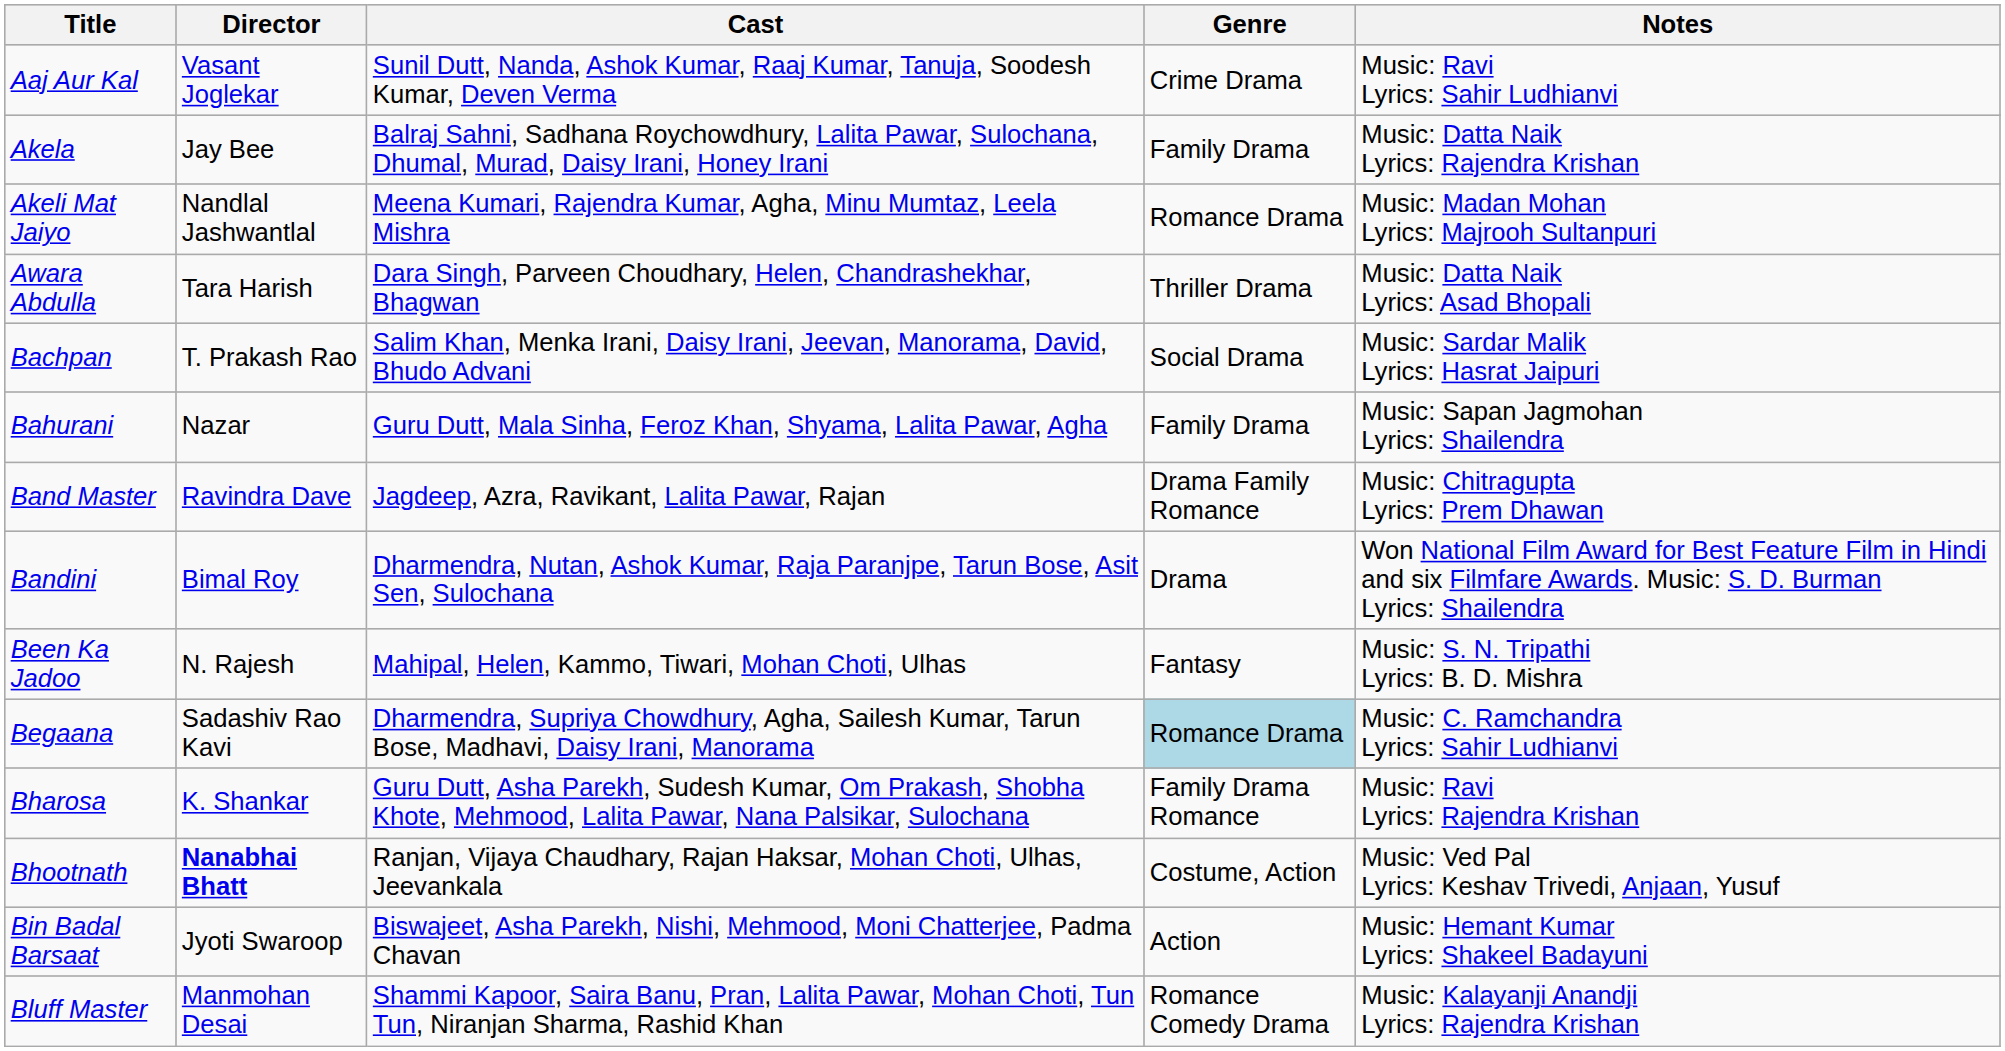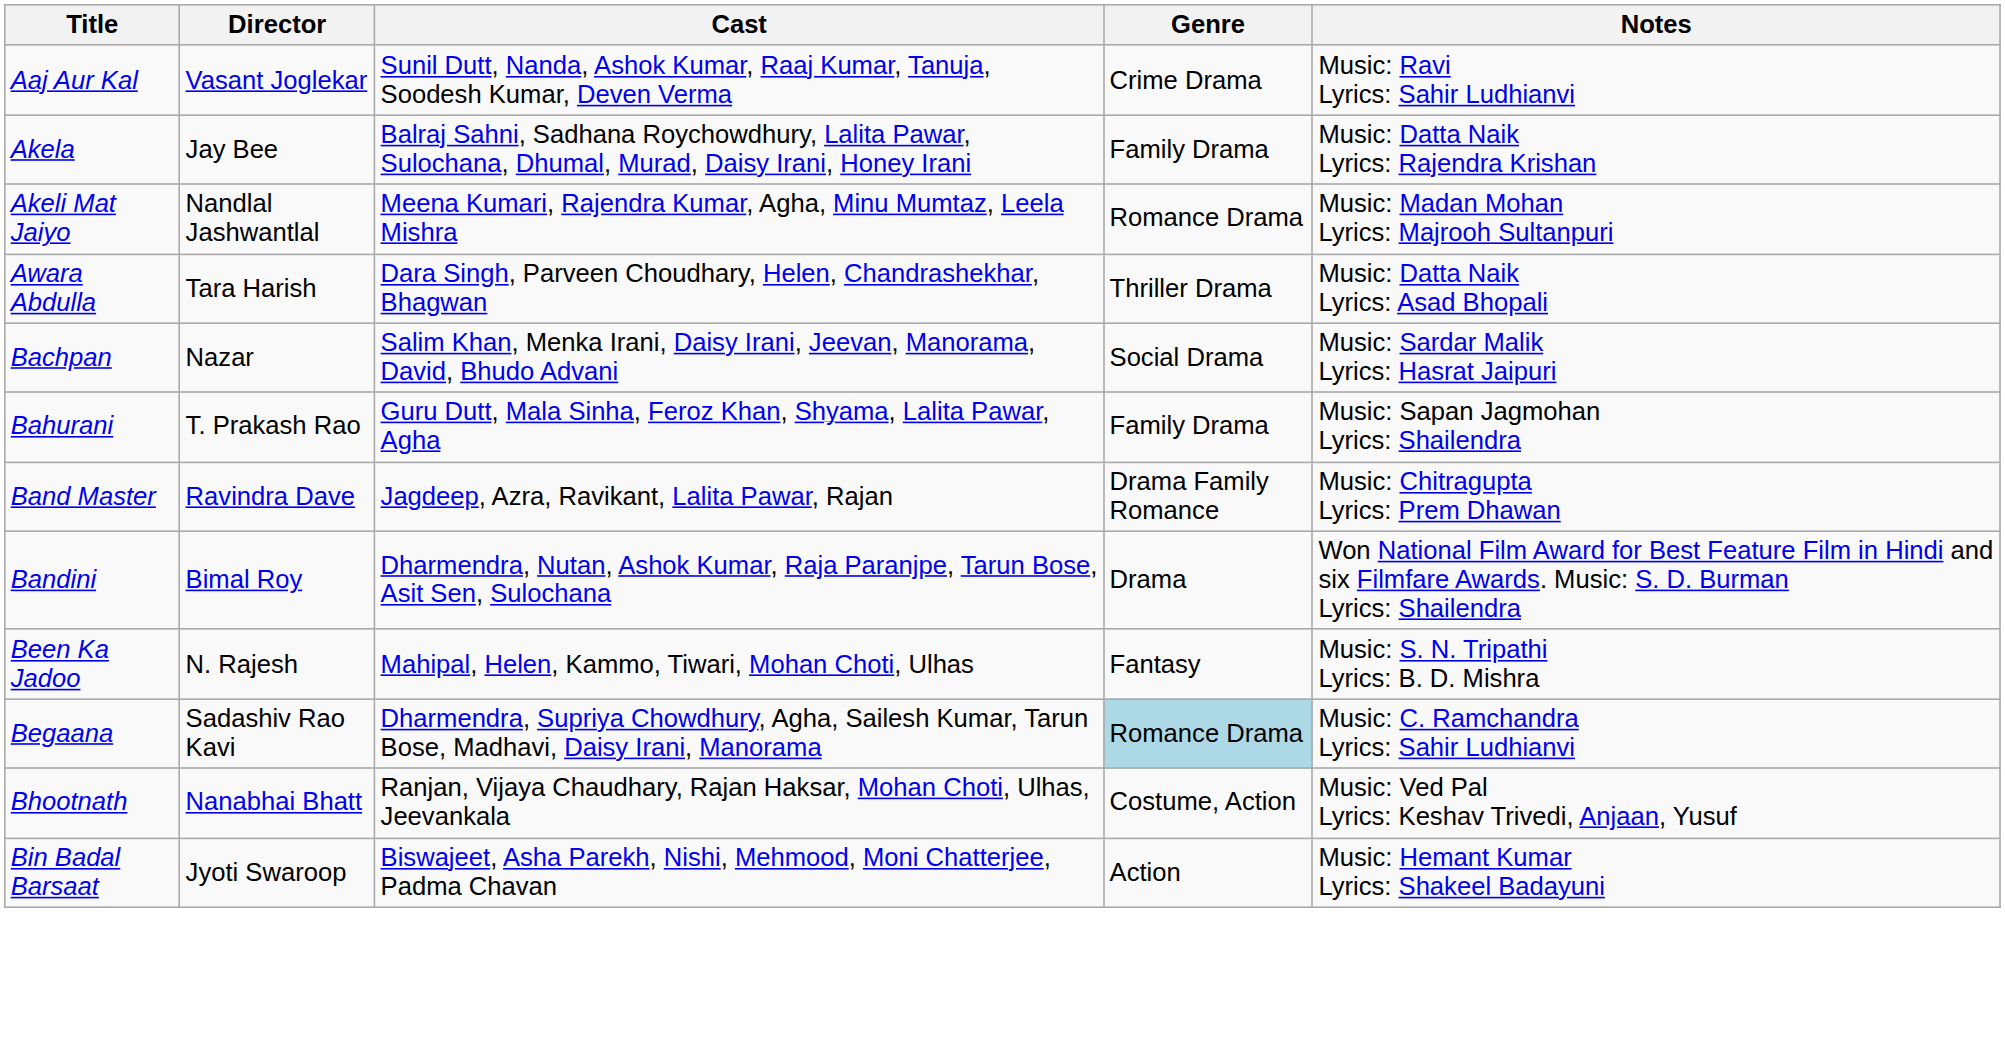(269, 357) T. Prakash Rao -> (220, 357) Nazar
(216, 426) Nazar -> (273, 426) T. Prakash Rao
- row: (58, 802)
(239, 872) bold -> (274, 802) normal
- row: (79, 1010)
